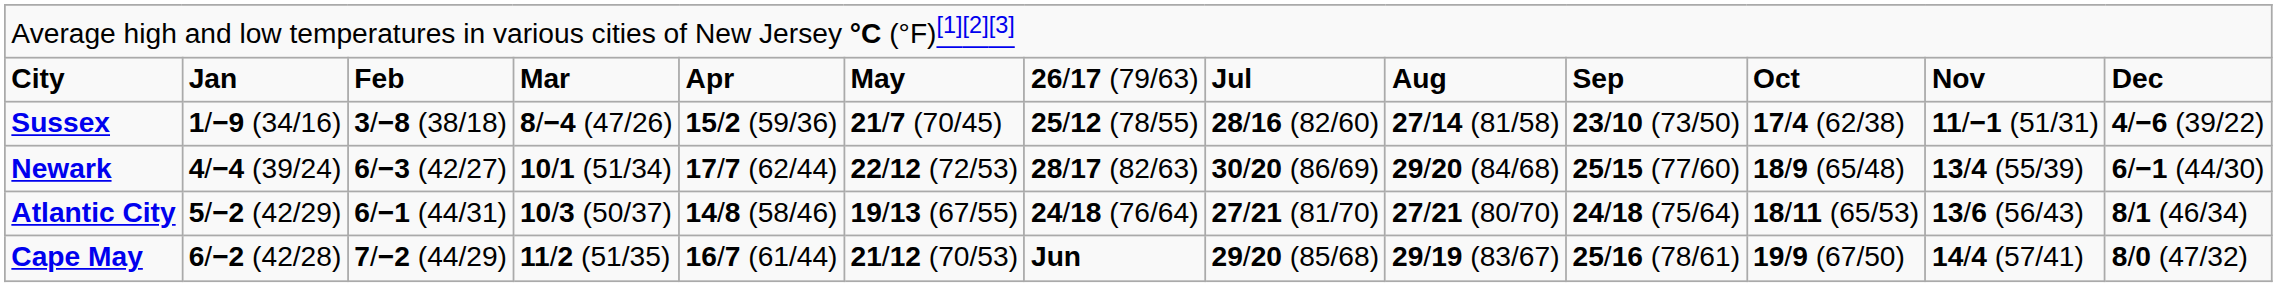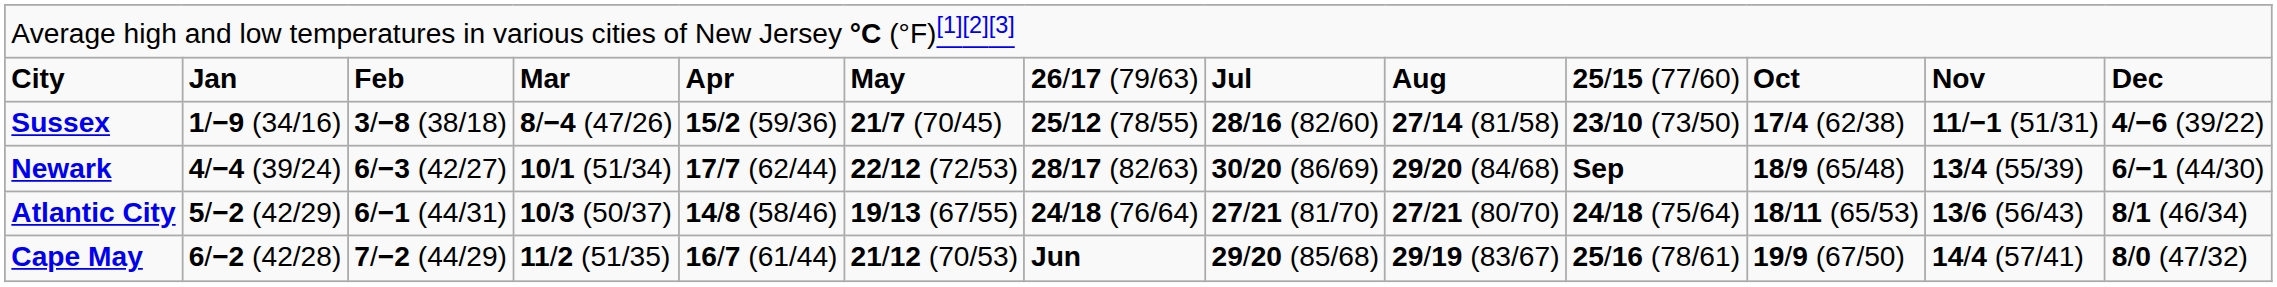(1598, 79) Sep -> (1656, 79) 25/15 (77/60)
(1656, 168) 25/15 (77/60) -> (1598, 168) Sep
